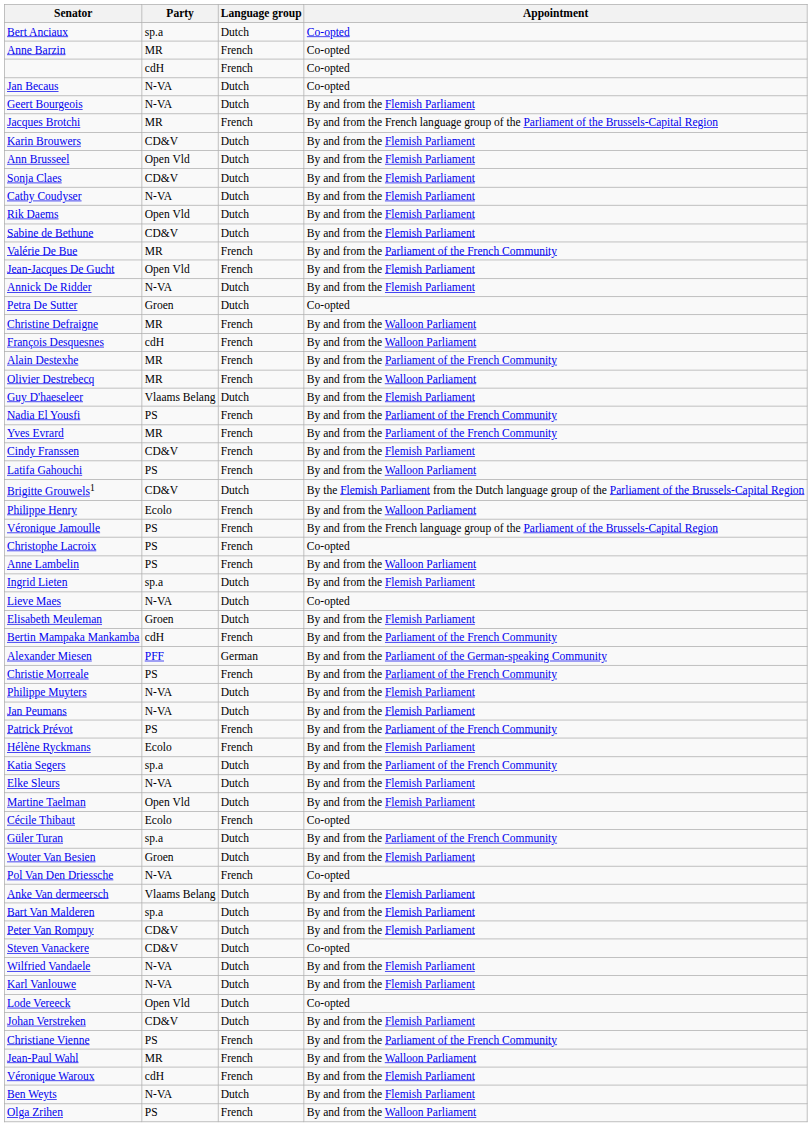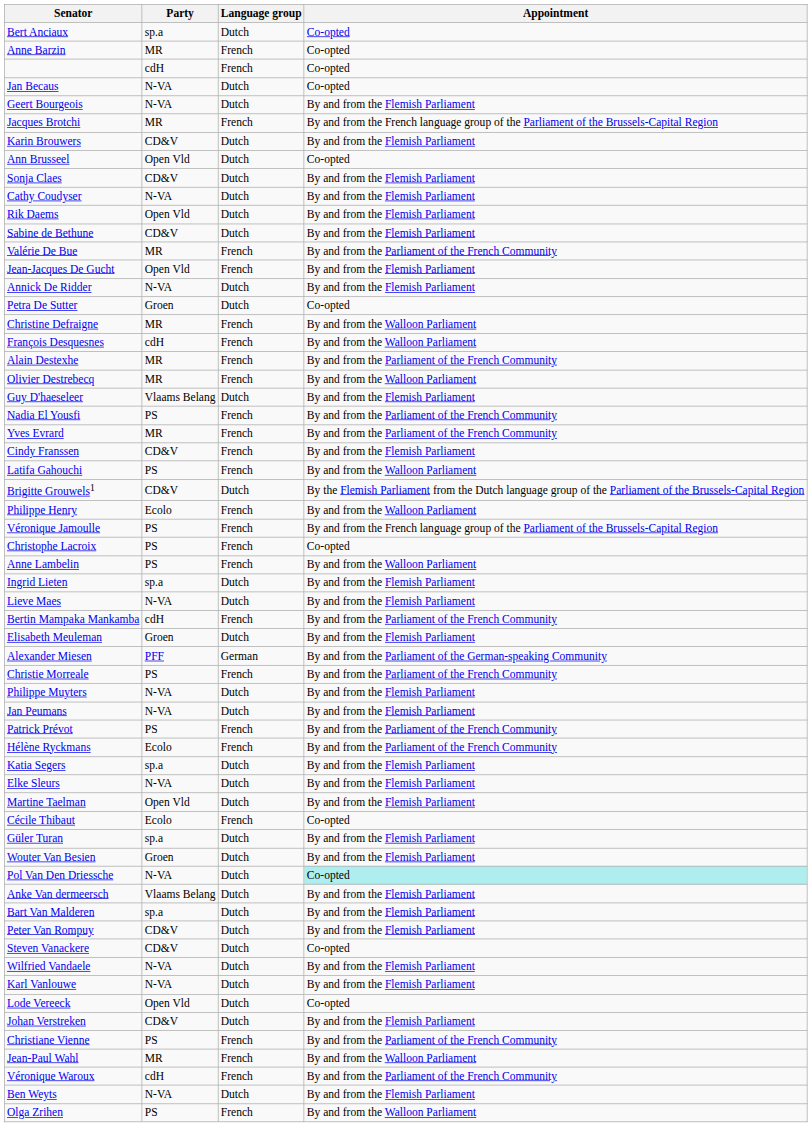(391, 159) By and from the Flemish Parliament -> (328, 159) Co-opted
(328, 601) Co-opted -> (391, 601) By and from the Flemish Parliament
rows swapped: (73, 637) <-> (55, 619)
(391, 747) By and from the Flemish Parliament -> (432, 747) By and from the Parliament of the French Community
(432, 765) By and from the Parliament of the French Community -> (391, 765) By and from the Flemish Parliament
(432, 838) By and from the Parliament of the French Community -> (391, 838) By and from the Flemish Parliament
(237, 875) French -> (235, 875) Dutch
(328, 875) no background -> (328, 875) paleturquoise background
(391, 1076) By and from the Flemish Parliament -> (432, 1076) By and from the Parliament of the French Community
